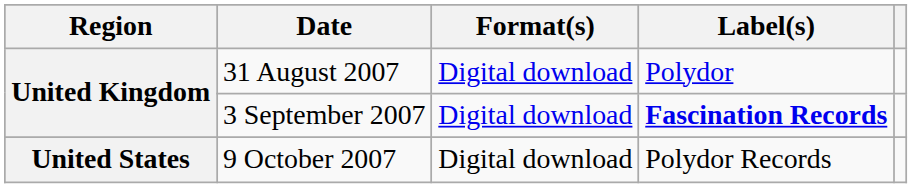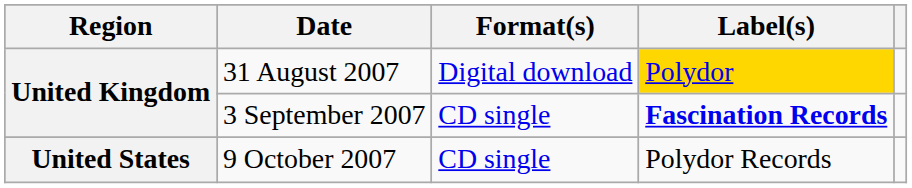(689, 70) no background -> (689, 70) gold background
(535, 114) Digital download -> (494, 114) CD single
(535, 159) Digital download -> (494, 159) CD single
